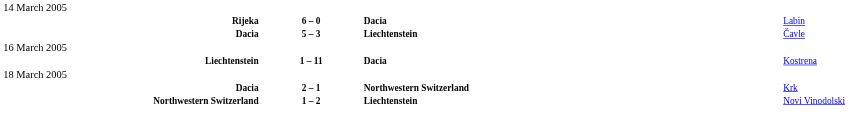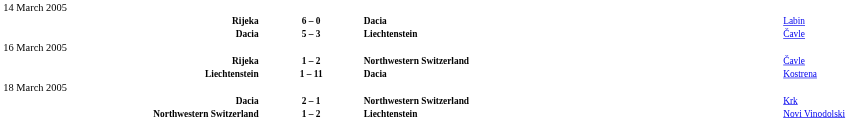+ row: (245, 61)
